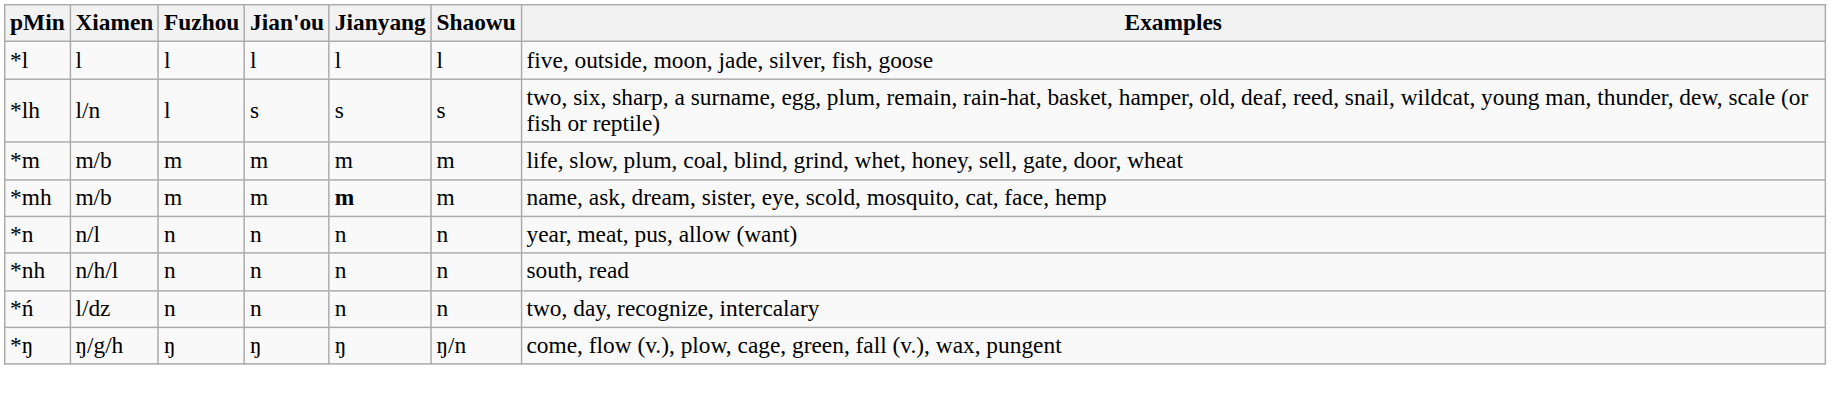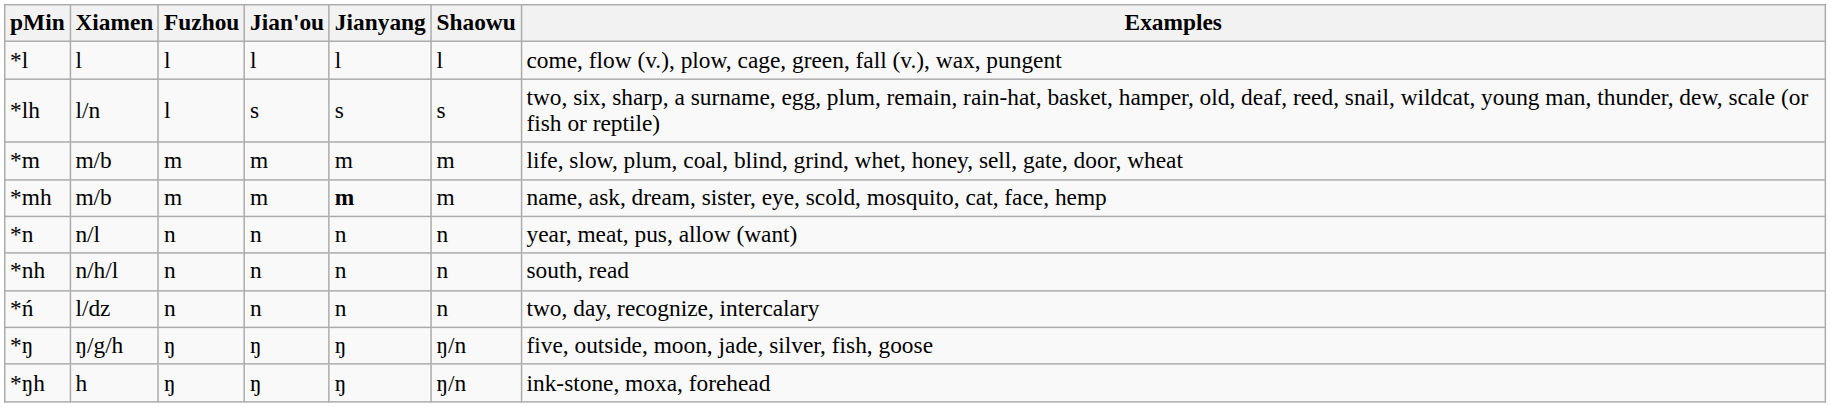(730, 60) five, outside, moon, jade, silver, fish, goose -> (794, 60) come, flow (v.), plow, cage, green, fall (v.), wax, pungent
(794, 345) come, flow (v.), plow, cage, green, fall (v.), wax, pungent -> (730, 345) five, outside, moon, jade, silver, fish, goose
+ row: (28, 382)
